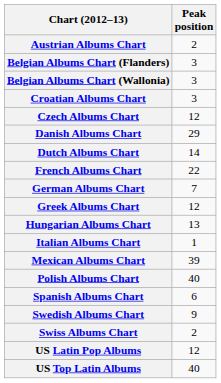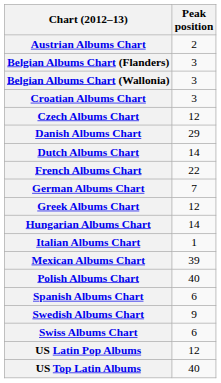(194, 224) 13 -> (194, 224) 14
(194, 332) 2 -> (194, 332) 6
